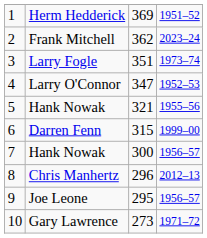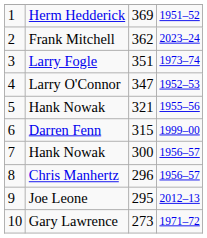(180, 175) 2012–13 -> (180, 175) 1956–57
(180, 198) 1956–57 -> (180, 198) 2012–13
